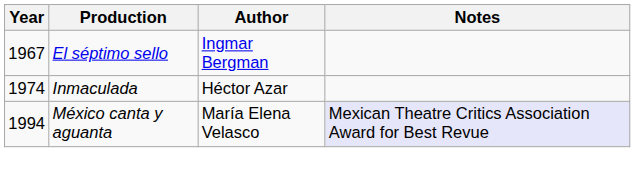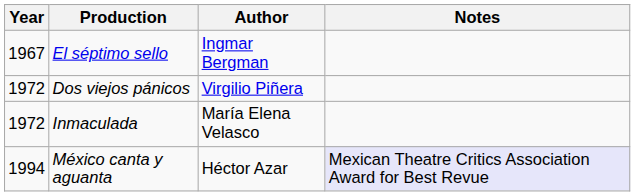+ row: (121, 88)
(27, 88) 1974 -> (27, 123) 1972
(245, 88) Héctor Azar -> (246, 123) María Elena Velasco
(246, 123) María Elena Velasco -> (245, 168) Héctor Azar
